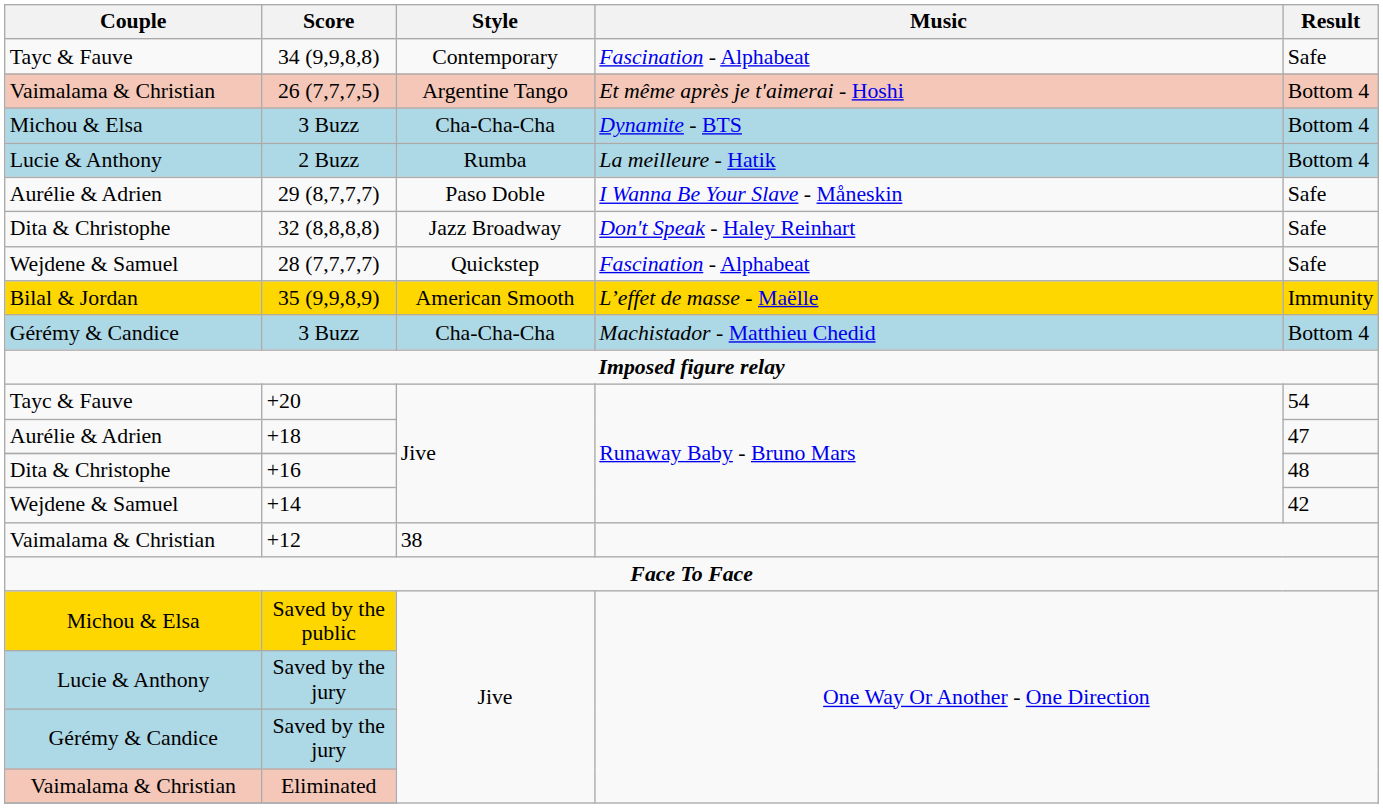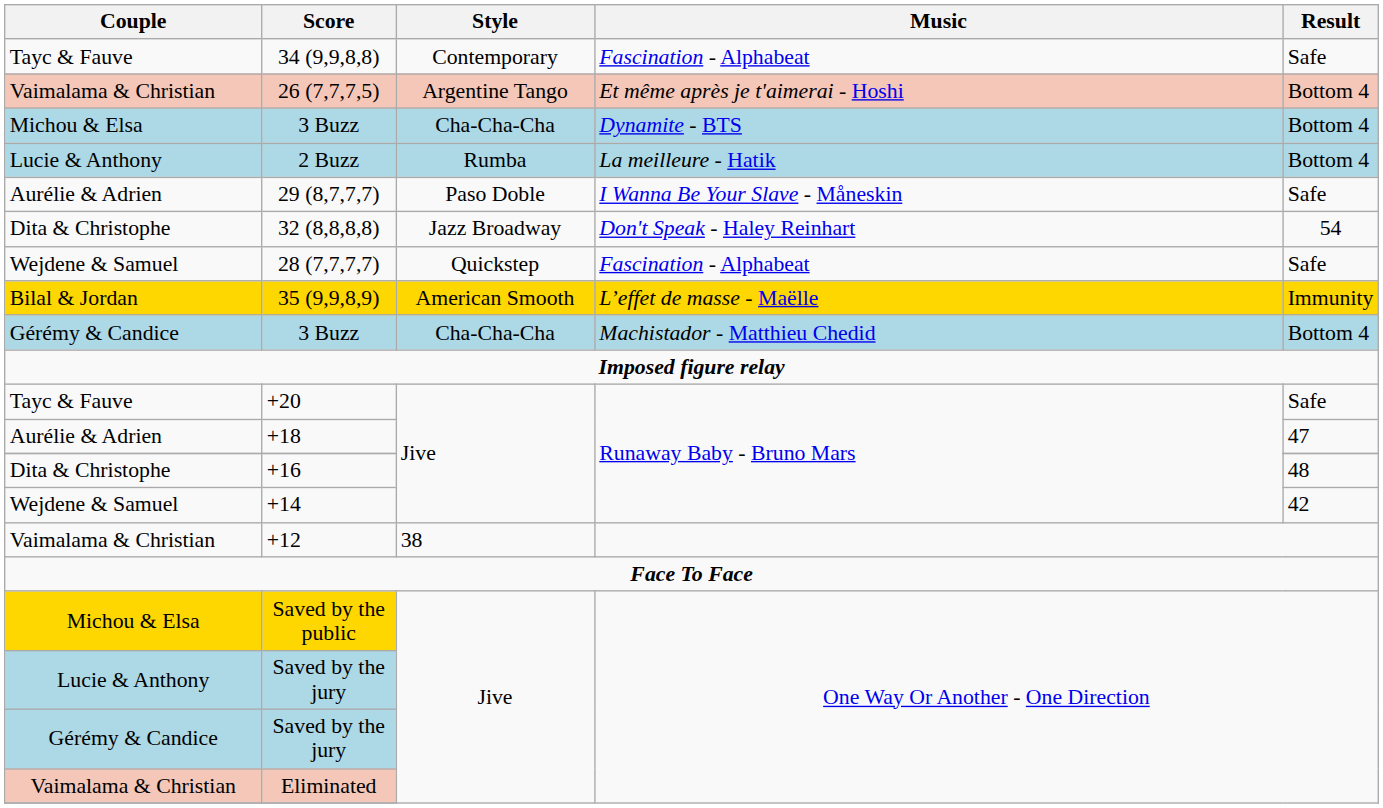(1307, 228) Safe -> (1331, 228) 54
(1299, 401) 54 -> (1307, 401) Safe
